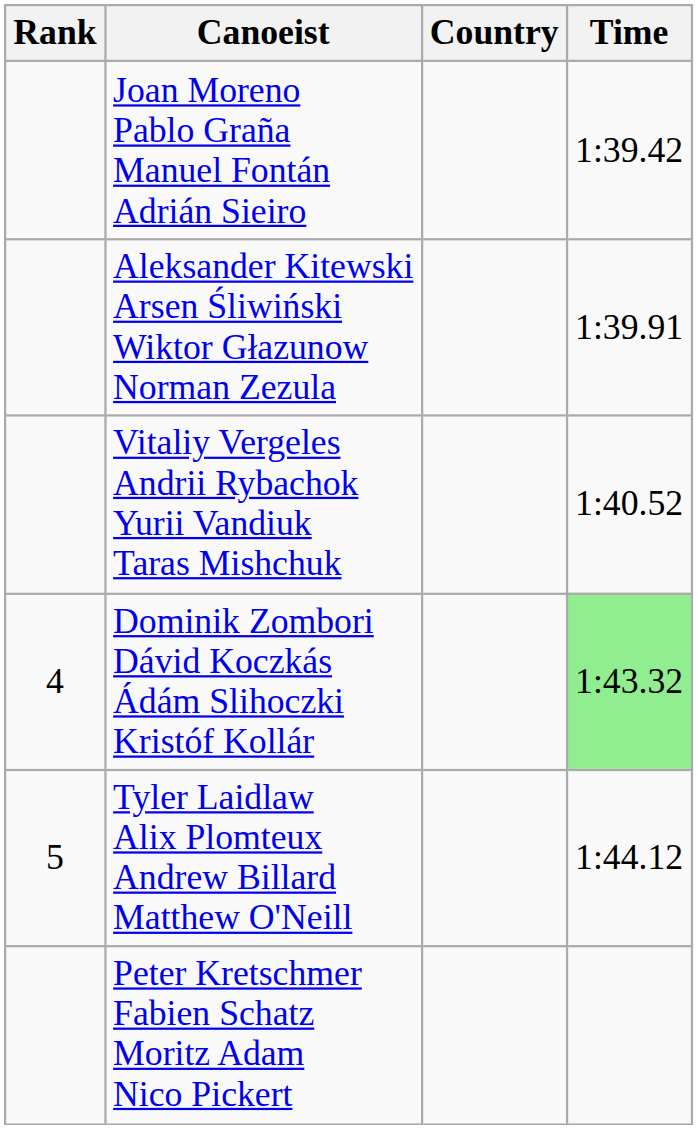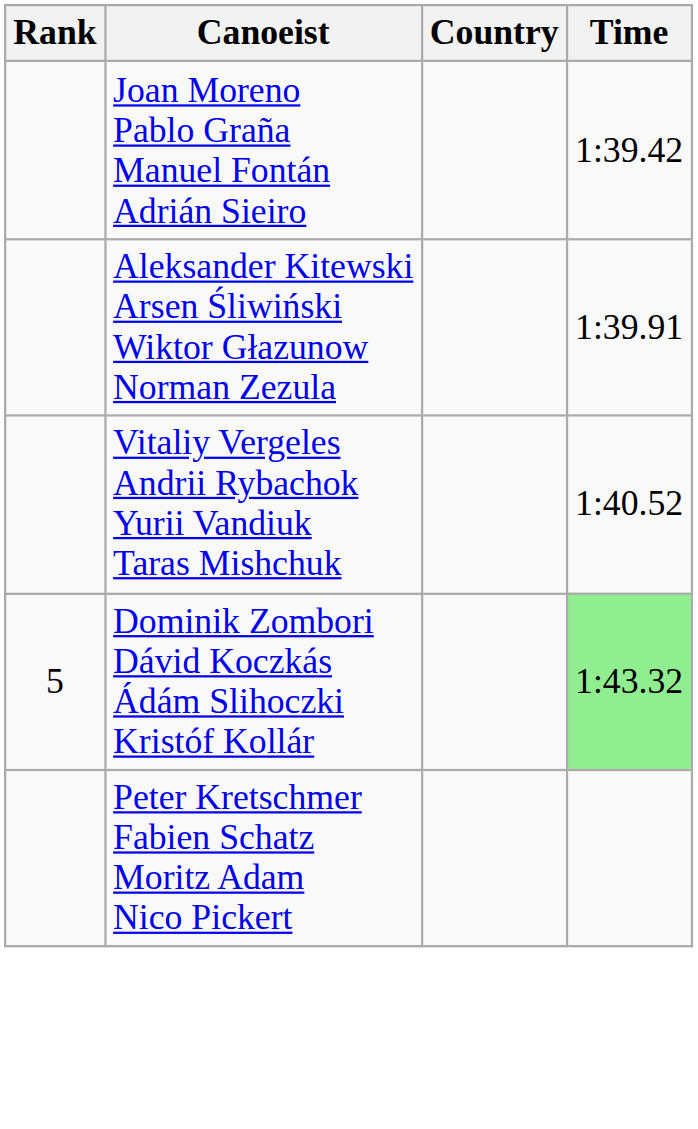(55, 680) 4 -> (55, 680) 5
- row: (233, 857)
